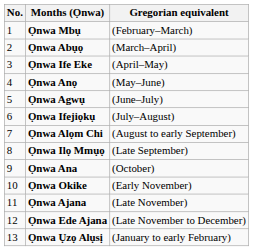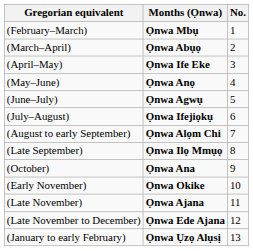columns swapped: (15, 13) <-> (179, 13)
